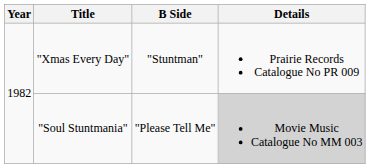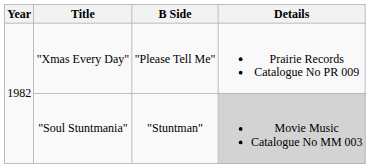(175, 58) "Stuntman" -> (175, 58) "Please Tell Me"
(175, 128) "Please Tell Me" -> (175, 128) "Stuntman"
